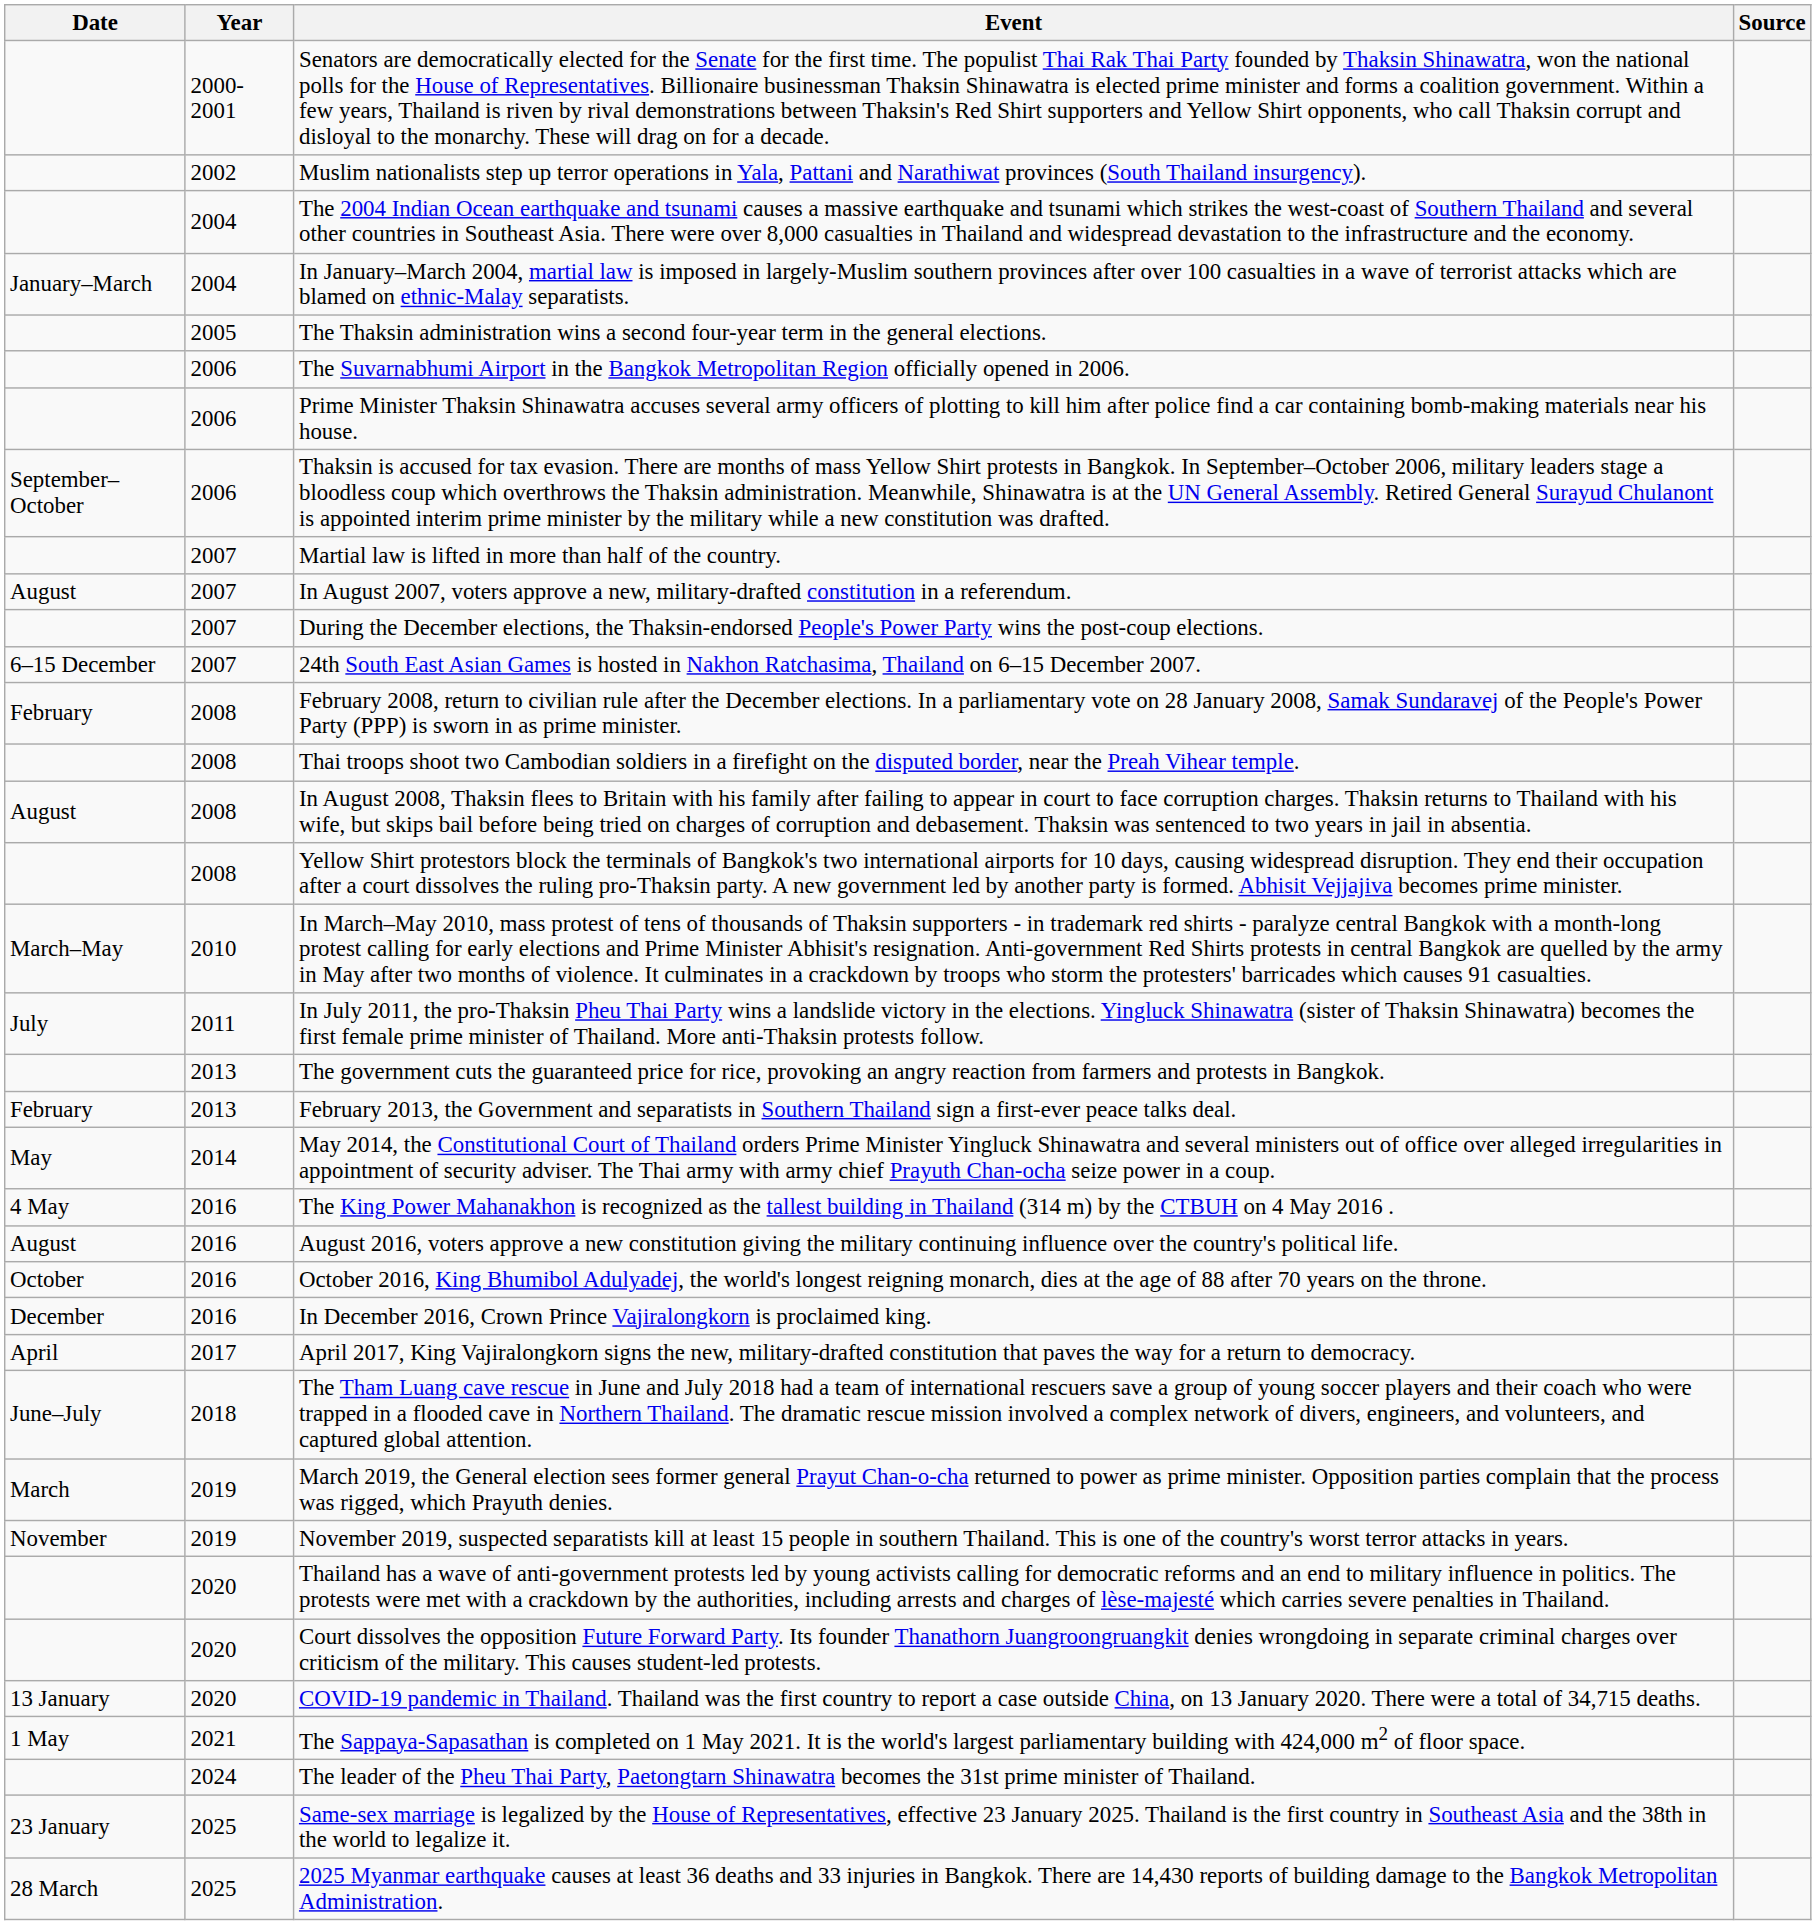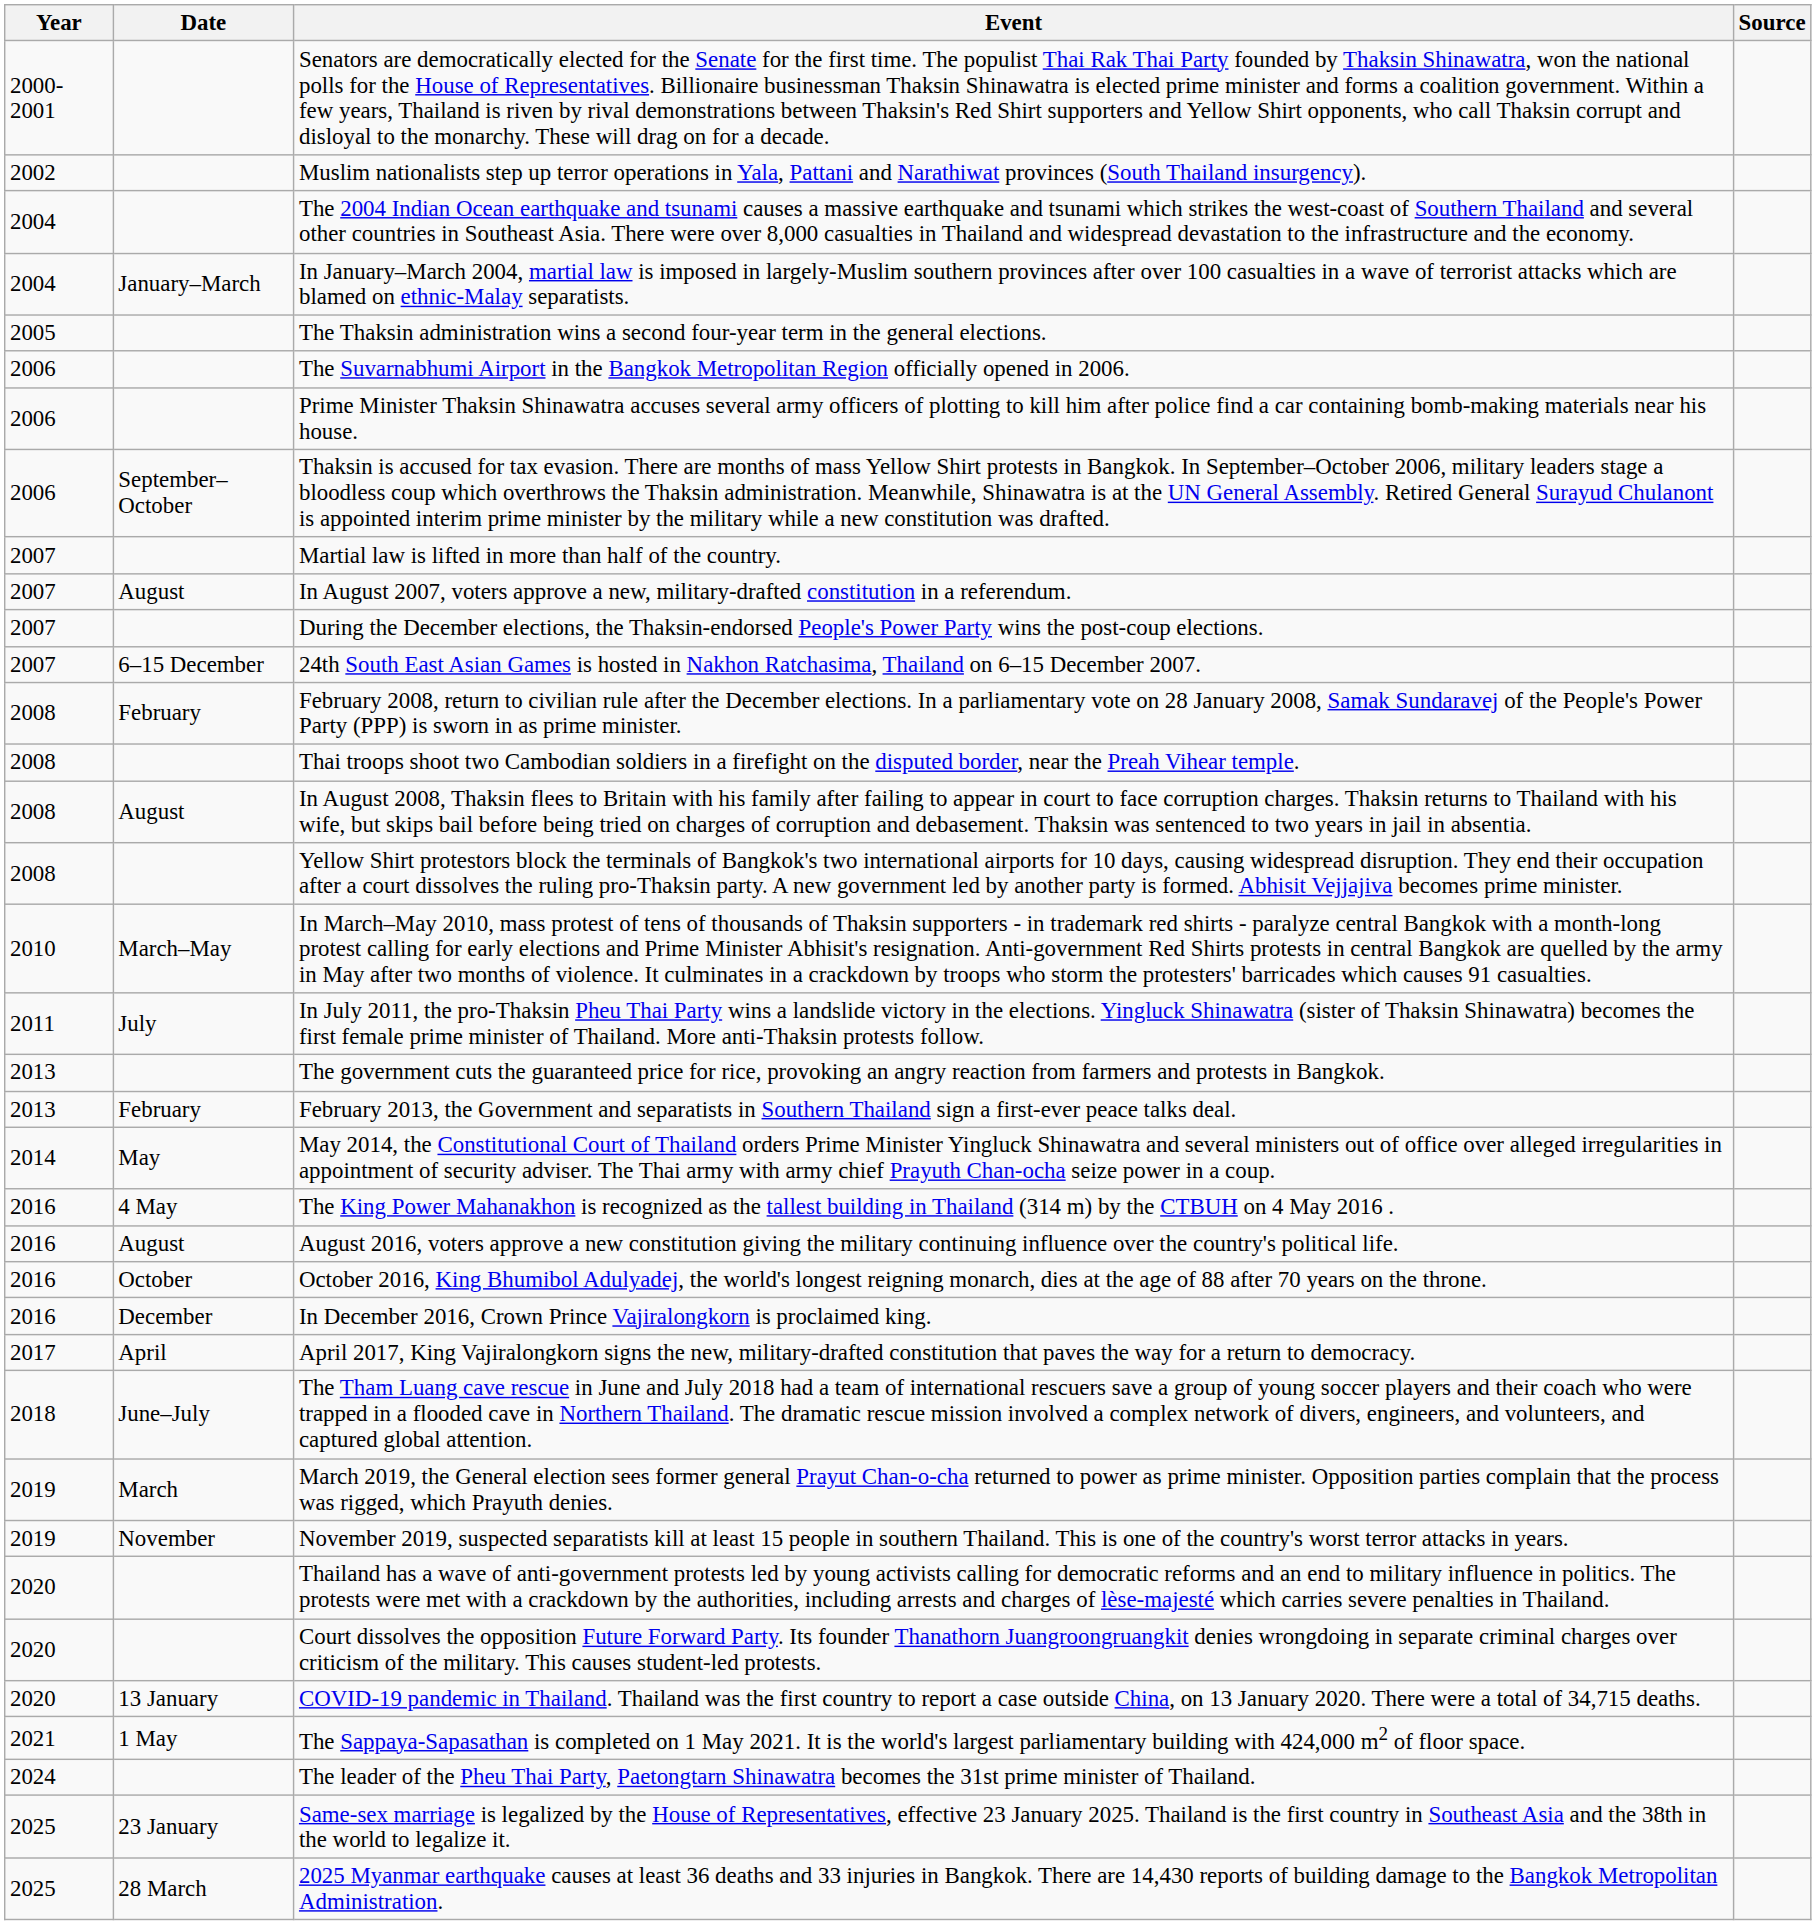columns swapped: (239, 22) <-> (95, 22)
